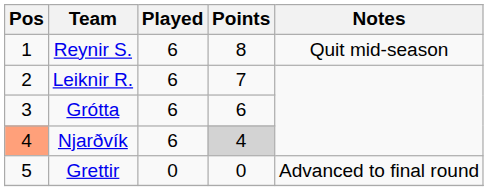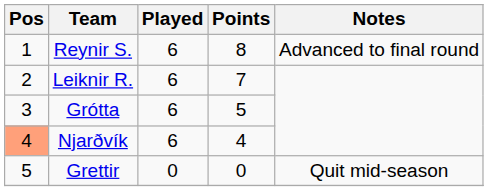(379, 49) Quit mid-season -> (379, 49) Advanced to final round
(241, 110) 6 -> (241, 110) 5
(241, 140) lightgrey background -> (241, 140) no background
(379, 170) Advanced to final round -> (379, 170) Quit mid-season
